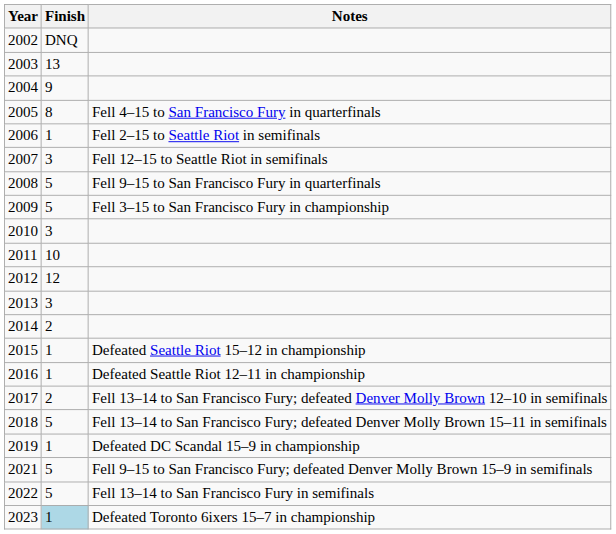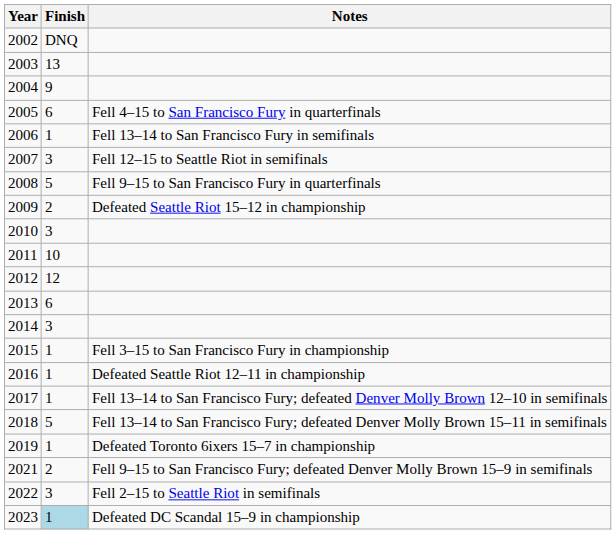(49, 111) 8 -> (49, 111) 6
(206, 135) Fell 2–15 to Seattle Riot in semifinals -> (233, 135) Fell 13–14 to San Francisco Fury in semifinals
(49, 207) 5 -> (49, 207) 2
(241, 207) Fell 3–15 to San Francisco Fury in championship -> (229, 207) Defeated Seattle Riot 15–12 in championship
(49, 302) 3 -> (49, 302) 6
(49, 326) 2 -> (49, 326) 3
(229, 350) Defeated Seattle Riot 15–12 in championship -> (241, 350) Fell 3–15 to San Francisco Fury in championship
(49, 398) 2 -> (49, 398) 1
(226, 445) Defeated DC Scandal 15–9 in championship -> (234, 445) Defeated Toronto 6ixers 15–7 in championship
(49, 469) 5 -> (49, 469) 2
(49, 493) 5 -> (49, 493) 3
(233, 493) Fell 13–14 to San Francisco Fury in semifinals -> (206, 493) Fell 2–15 to Seattle Riot in semifinals
(234, 517) Defeated Toronto 6ixers 15–7 in championship -> (226, 517) Defeated DC Scandal 15–9 in championship
